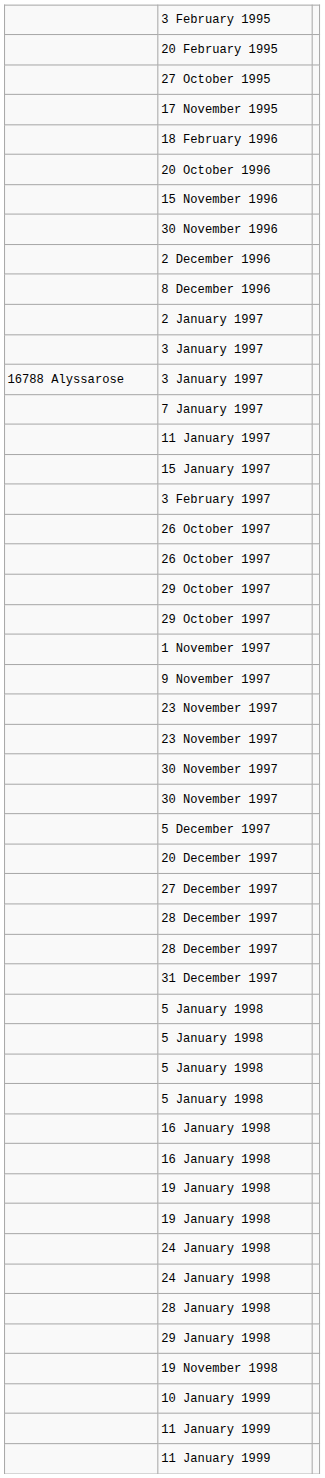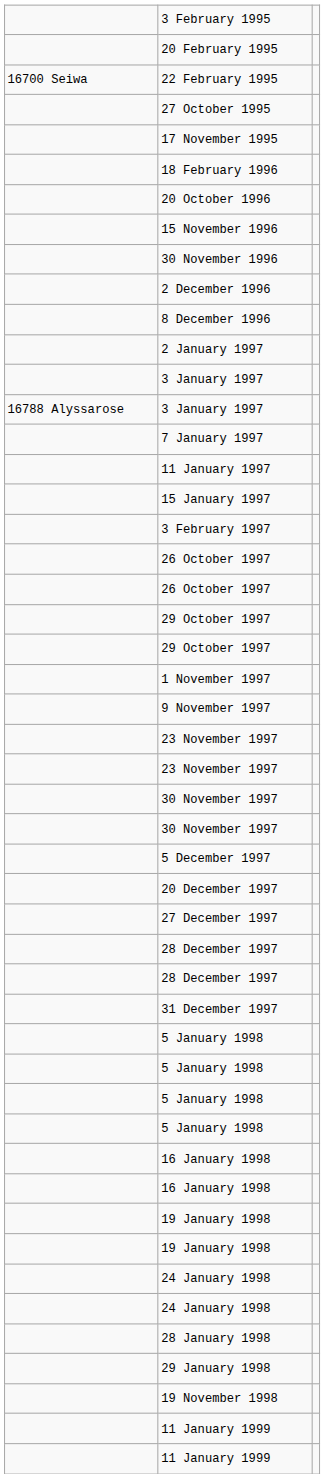+ row: (48, 80)
- row: (81, 1398)
